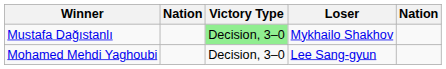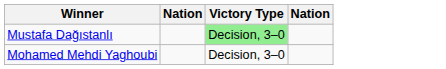- column: (342, 14)
